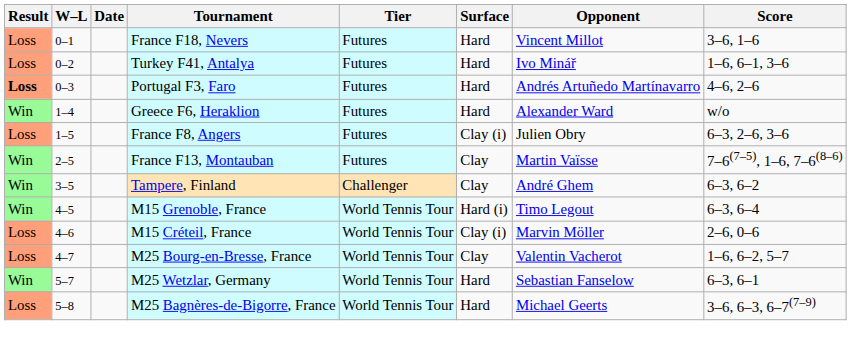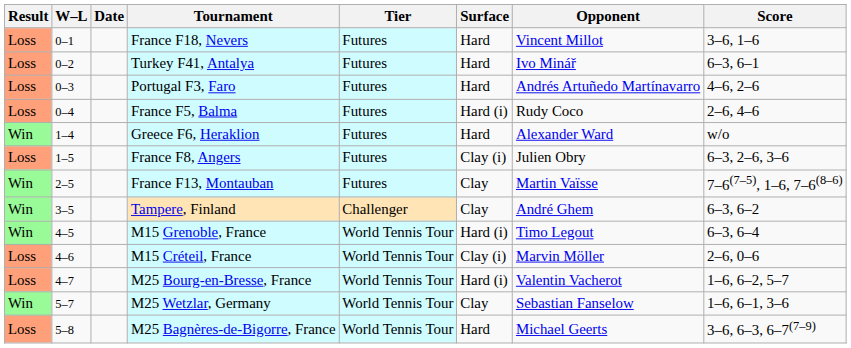(748, 63) 1–6, 6–1, 3–6 -> (733, 63) 6–3, 6–1
(22, 87) bold -> (22, 87) normal
+ row: (184, 110)
(474, 256) Clay -> (484, 279) Hard (i)
(475, 279) Hard -> (474, 303) Clay
(733, 279) 6–3, 6–1 -> (748, 303) 1–6, 6–1, 3–6
